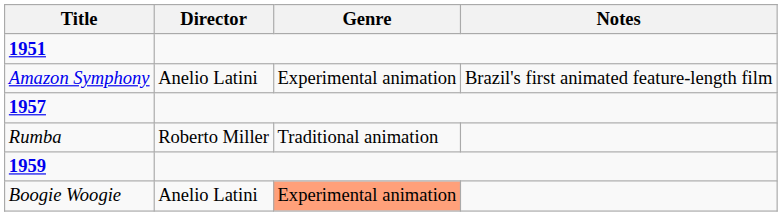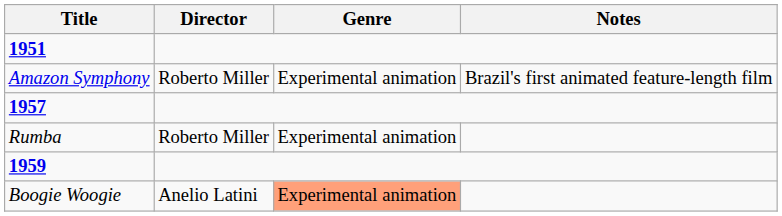(208, 78) Anelio Latini -> (214, 78) Roberto Miller
(358, 136) Traditional animation -> (367, 136) Experimental animation
